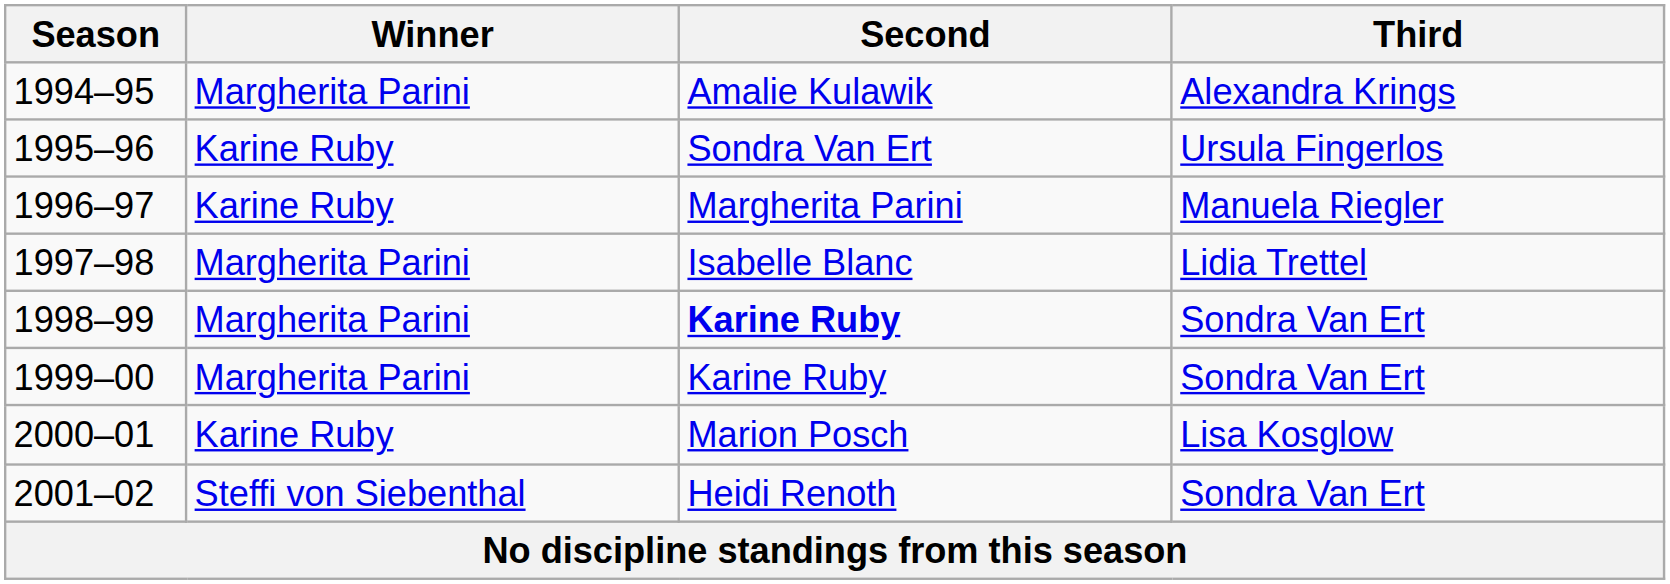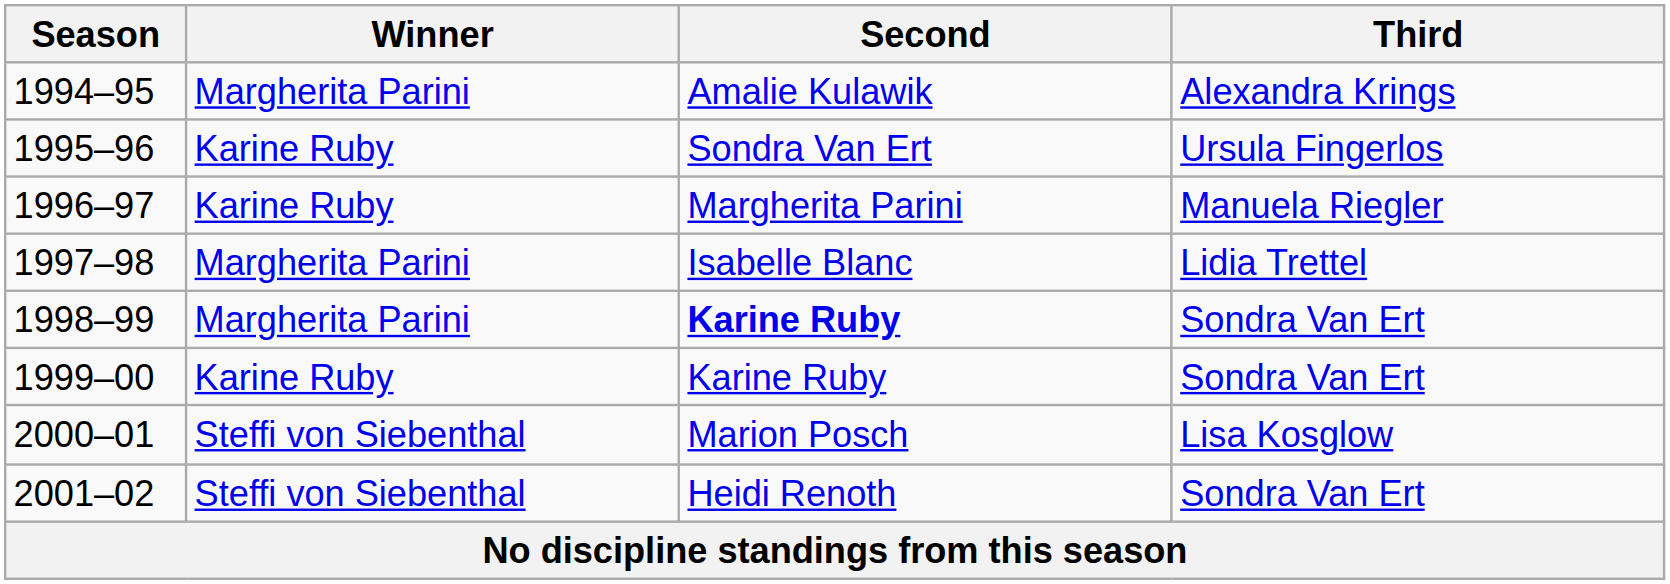(332, 378) Margherita Parini -> (294, 378) Karine Ruby
(294, 435) Karine Ruby -> (360, 435) Steffi von Siebenthal
